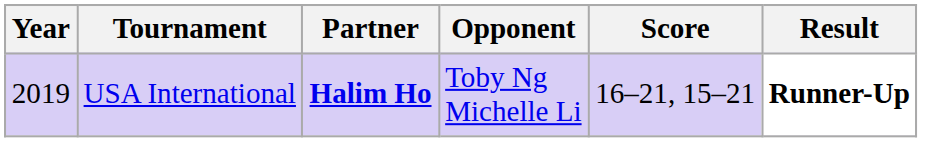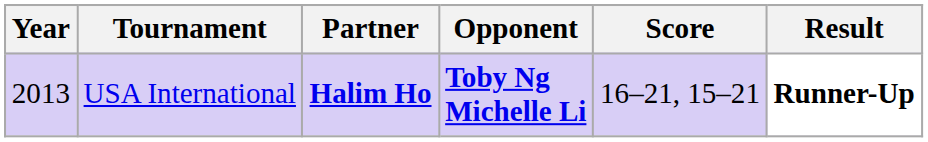(41, 94) 2019 -> (41, 94) 2013
(513, 94) normal -> (516, 94) bold
